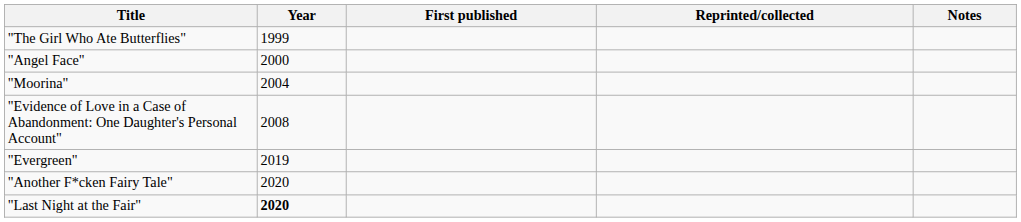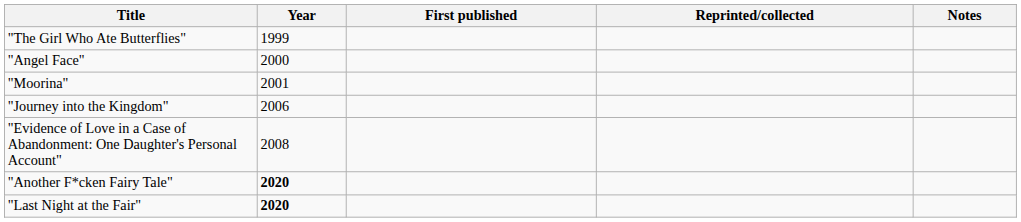(275, 83) 2004 -> (275, 83) 2001
+ row: (88, 106)
- row: (43, 160)
(275, 183) normal -> (275, 183) bold
